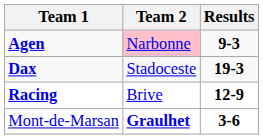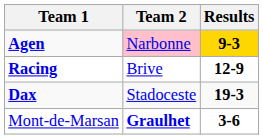(229, 43) no background -> (229, 43) gold background
rows swapped: (33, 95) <-> (22, 69)
